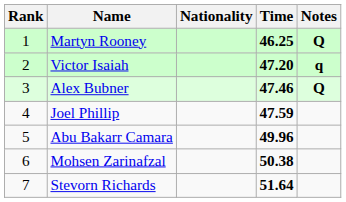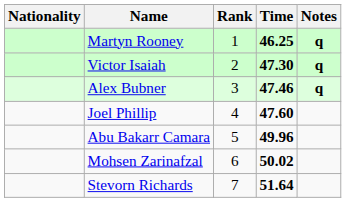columns swapped: (26, 16) <-> (216, 16)
(319, 40) Q -> (319, 40) q
(277, 64) 47.20 -> (277, 64) 47.30
(319, 88) Q -> (319, 88) q
(277, 112) 47.59 -> (277, 112) 47.60
(277, 161) 50.38 -> (277, 161) 50.02
